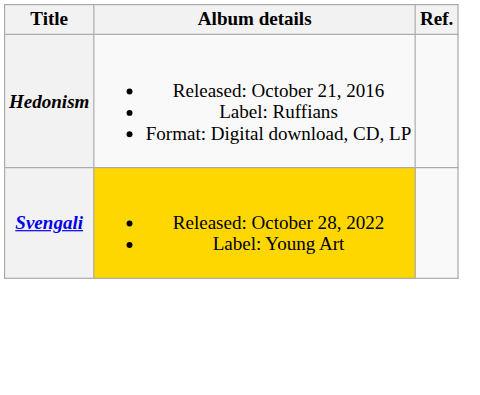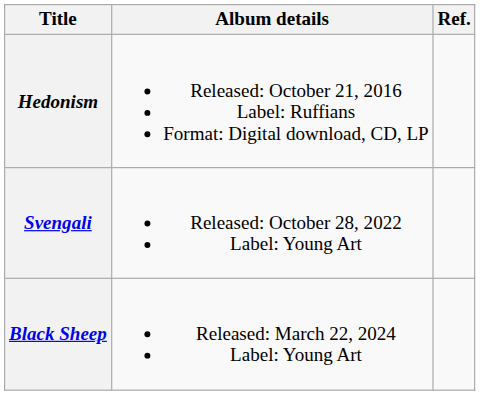(255, 234) gold background -> (272, 234) no background
+ row: (58, 333)
